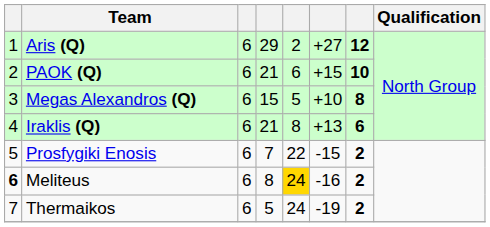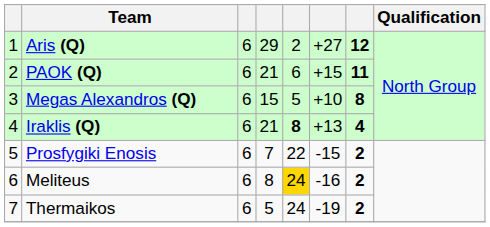(360, 72) 10 -> (360, 72) 11
(296, 126) normal -> (296, 126) bold
(360, 126) 6 -> (360, 126) 4
(13, 180) bold -> (13, 180) normal
